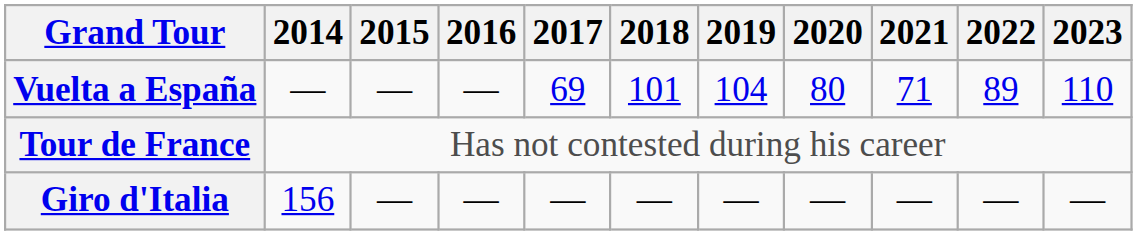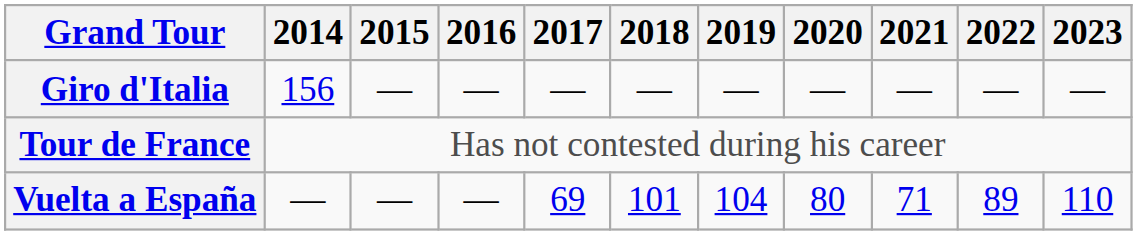rows swapped: (135, 199) <-> (135, 88)
